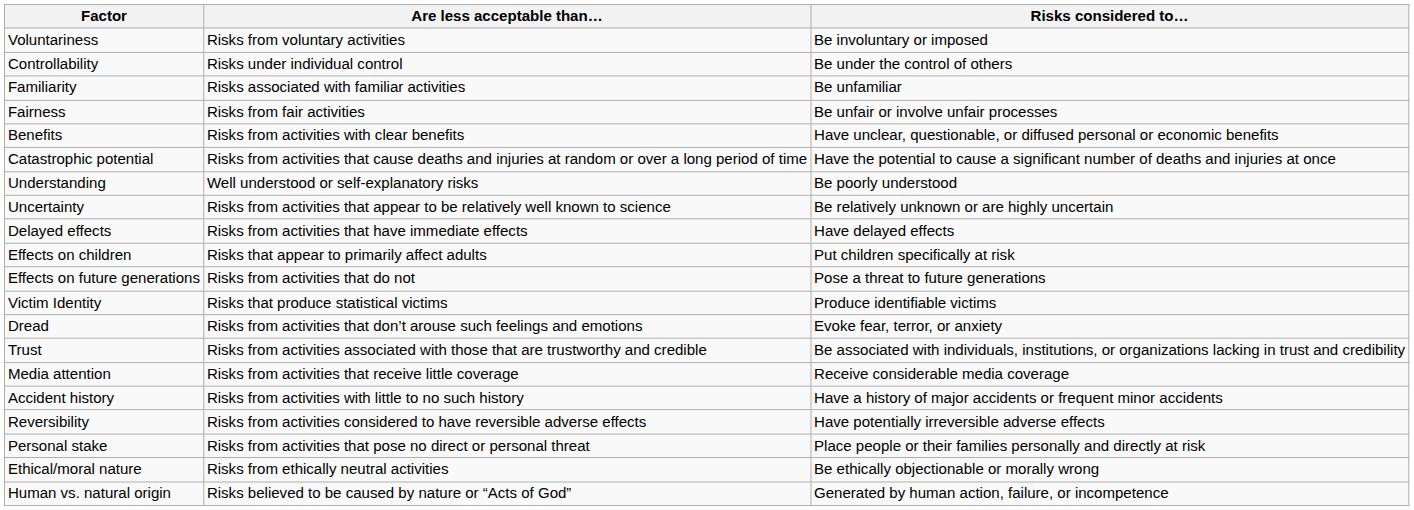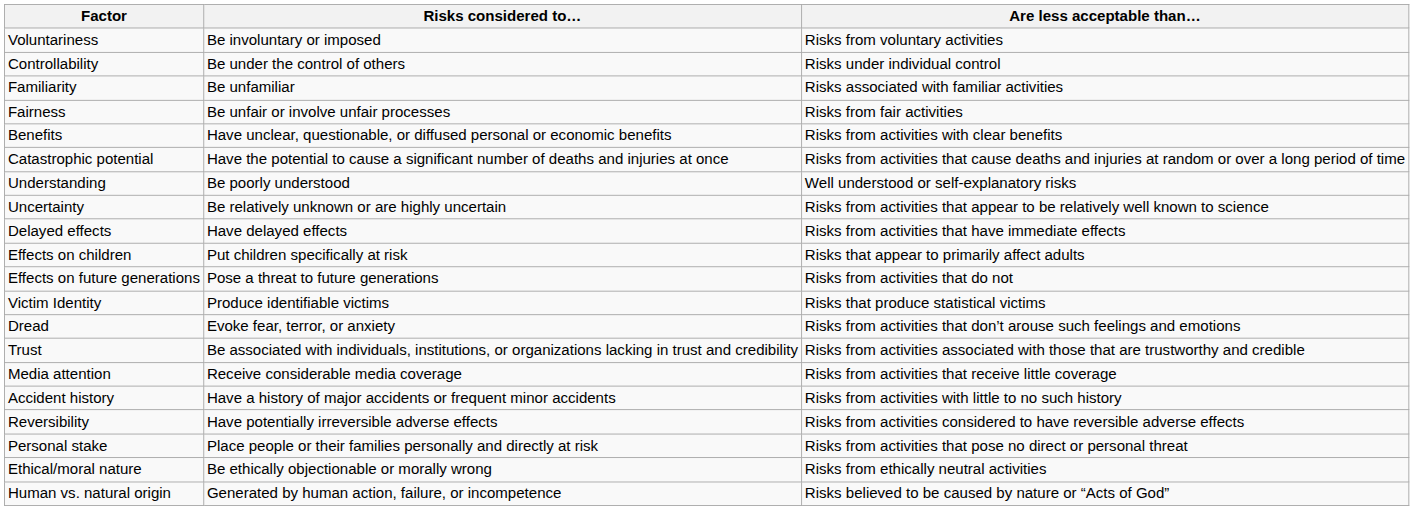columns swapped: (1110, 16) <-> (507, 16)
